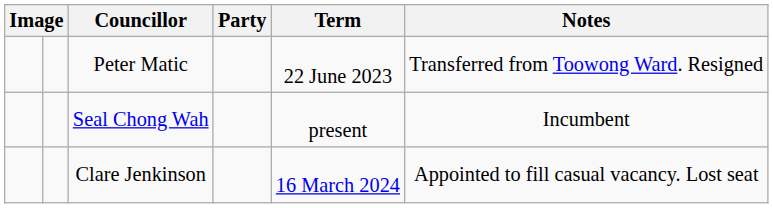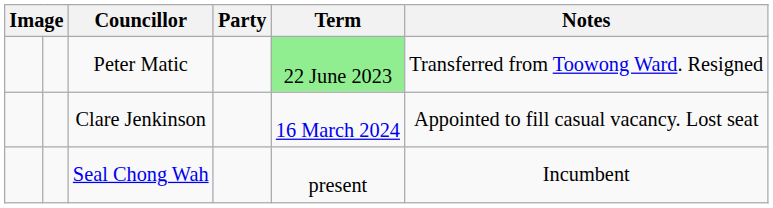(338, 75) no background -> (338, 75) lightgreen background
rows swapped: (141, 174) <-> (141, 119)
